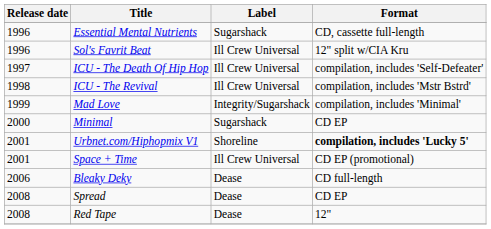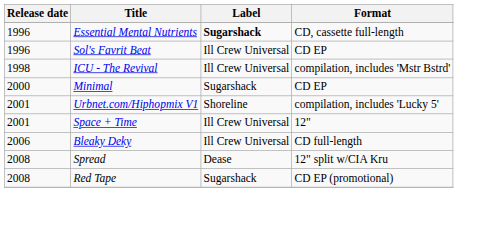(240, 31) normal -> (232, 31) bold
(362, 50) 12" split w/CIA Kru -> (311, 50) CD EP
- row: (141, 68)
- row: (97, 104)
(392, 141) bold -> (367, 104) normal
(364, 159) CD EP (promotional) -> (303, 123) 12"
(228, 178) Dease -> (246, 141) Ill Crew Universal
(331, 196) CD EP -> (341, 159) 12" split w/CIA Kru
(228, 214) Dease -> (230, 178) Sugarshack
(323, 214) 12" -> (344, 178) CD EP (promotional)
